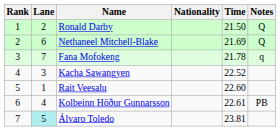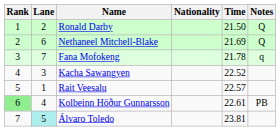(235, 88) 22.60 -> (235, 88) 22.57
(18, 103) no background -> (18, 103) lightgreen background
